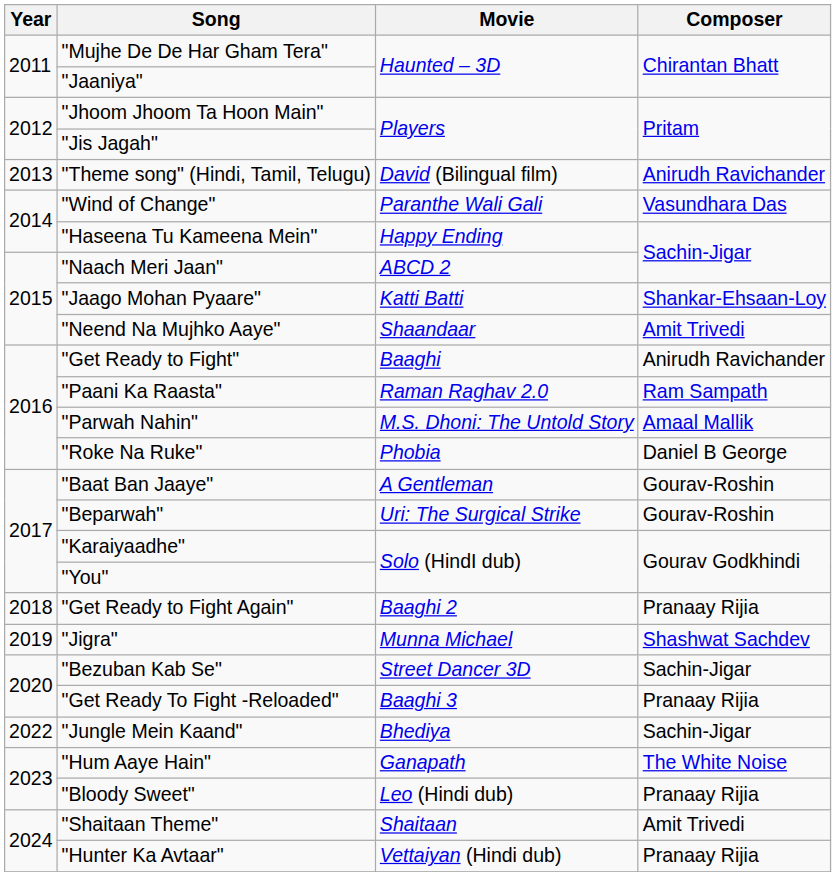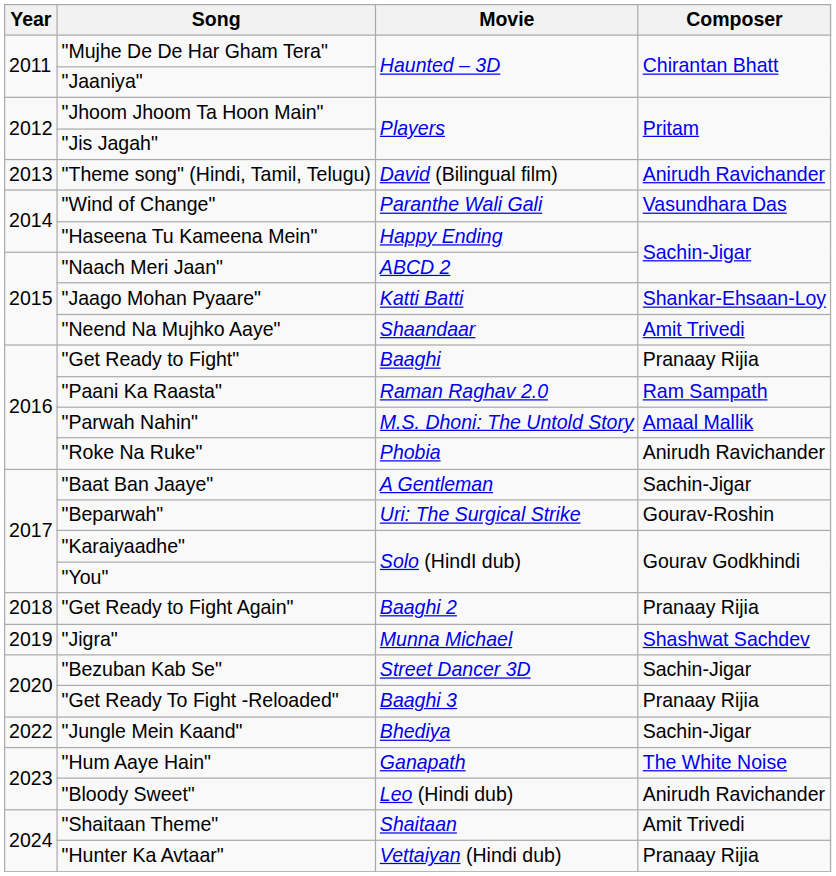(734, 360) Anirudh Ravichander -> (701, 360) Pranaay Rijia
(715, 453) Daniel B George -> (734, 453) Anirudh Ravichander
(708, 484) Gourav-Roshin -> (697, 484) Sachin-Jigar
(701, 793) Pranaay Rijia -> (734, 793) Anirudh Ravichander
